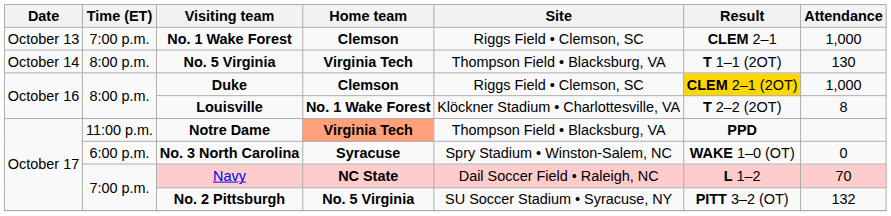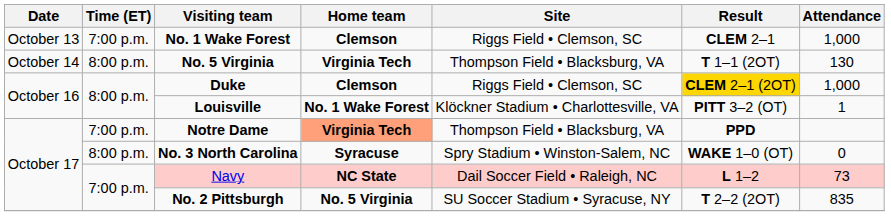(742, 108) T 2–2 (2OT) -> (741, 108) PITT 3–2 (OT)
(843, 108) 8 -> (842, 108) 1
(119, 130) 11:00 p.m. -> (119, 130) 7:00 p.m.
(119, 153) 6:00 p.m. -> (119, 153) 8:00 p.m.
(843, 176) 70 -> (842, 176) 73
(742, 199) PITT 3–2 (OT) -> (741, 199) T 2–2 (2OT)
(843, 199) 132 -> (842, 199) 835
